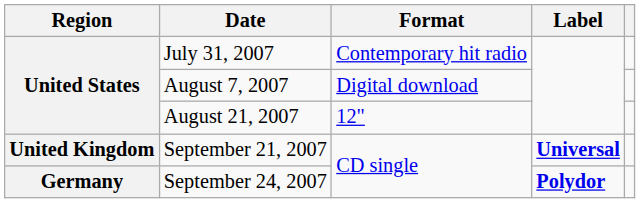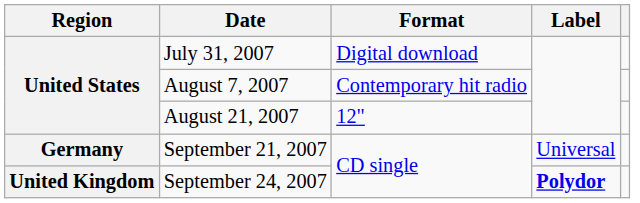(432, 52) Contemporary hit radio -> (407, 52) Digital download
(407, 85) Digital download -> (432, 85) Contemporary hit radio
(82, 149) United Kingdom -> (82, 149) Germany
(578, 149) bold -> (576, 149) normal
(82, 181) Germany -> (82, 181) United Kingdom
